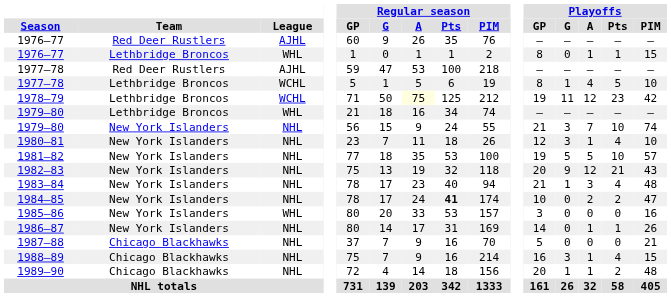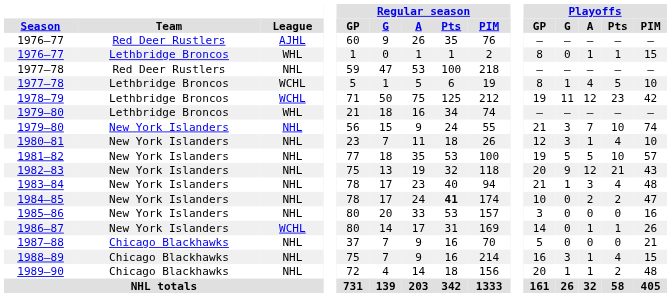(292, 69) AJHL -> (292, 69) NHL
(418, 98) lightyellow background -> (418, 98) no background
(292, 214) WHL -> (292, 214) NHL
(292, 228) NHL -> (292, 228) WCHL
